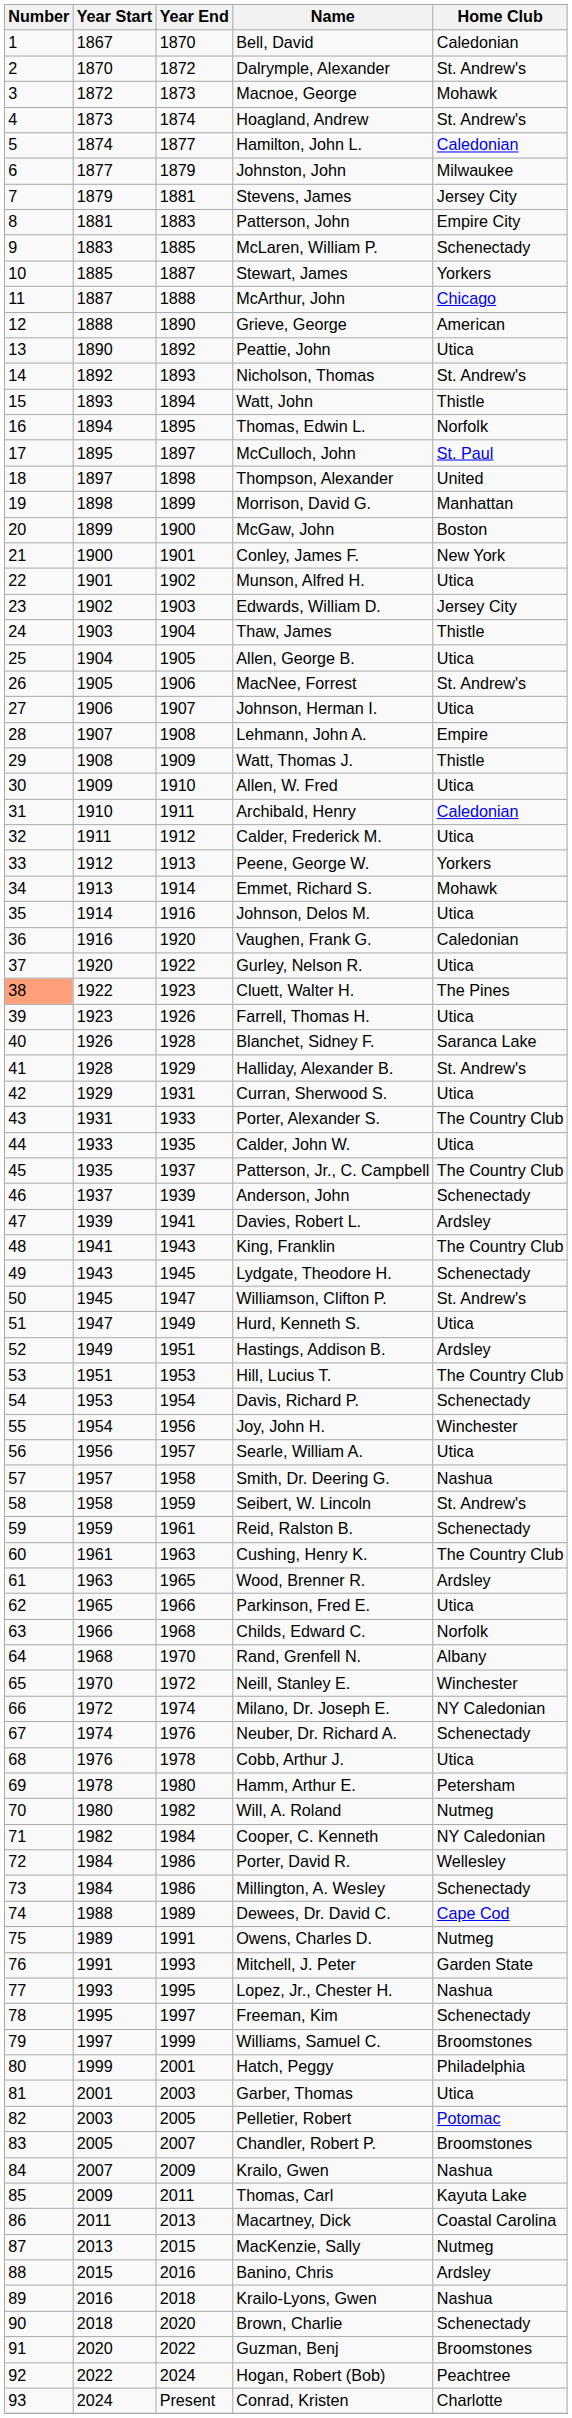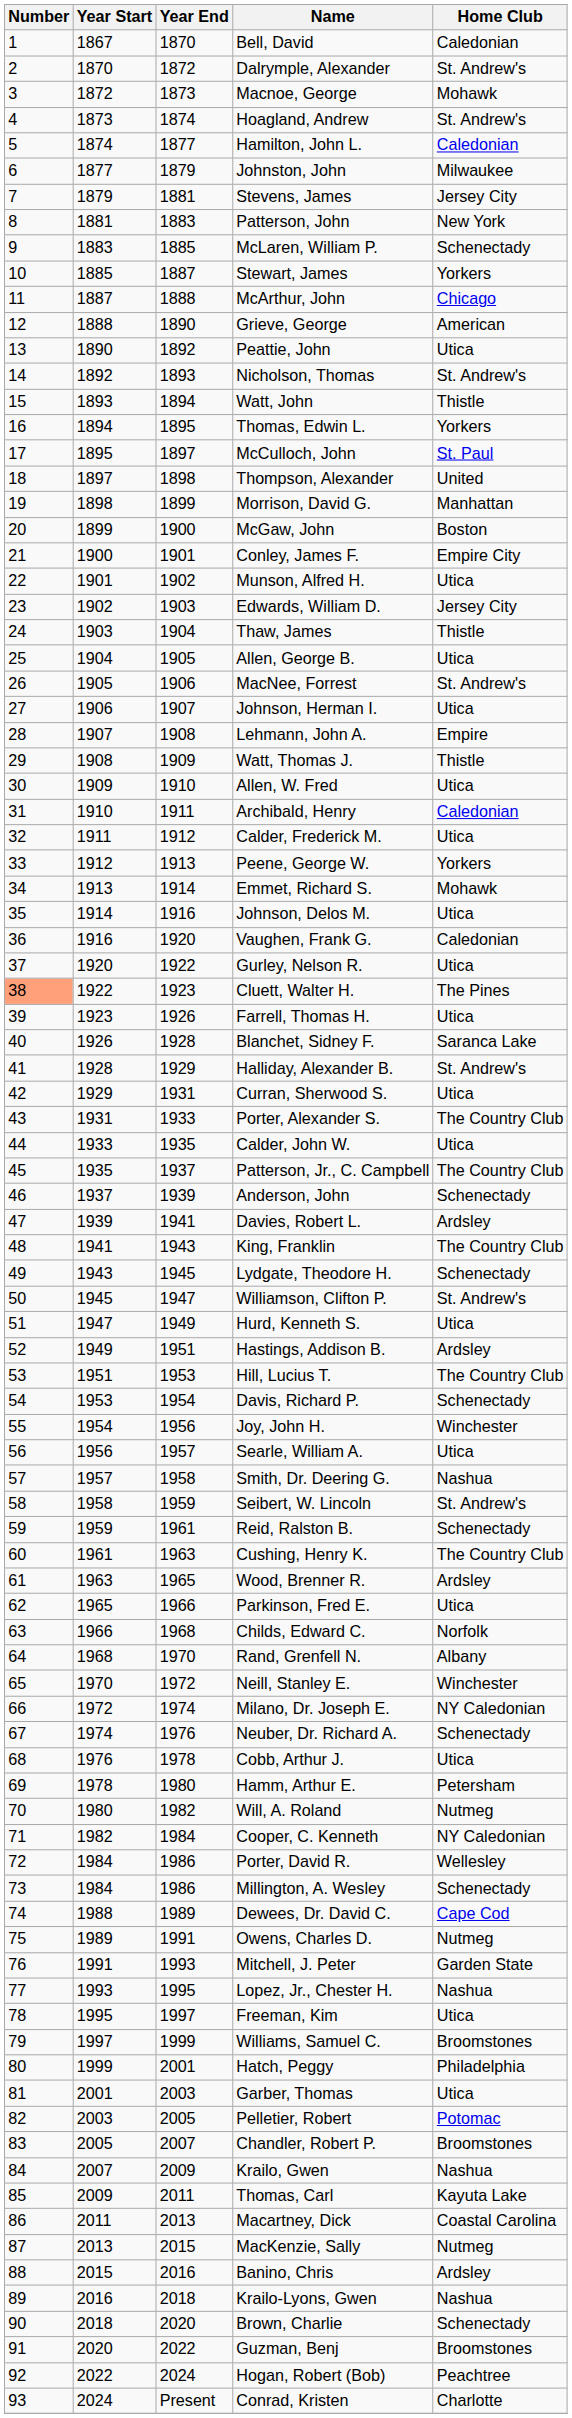(479, 222) Empire City -> (471, 222) New York
(462, 427) Norfolk -> (464, 427) Yorkers
(471, 555) New York -> (479, 555) Empire City
(484, 2016) Schenectady -> (455, 2016) Utica
